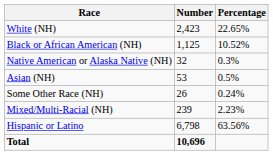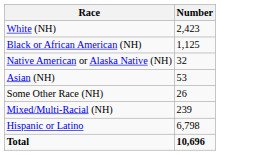- column: (242, 12)
